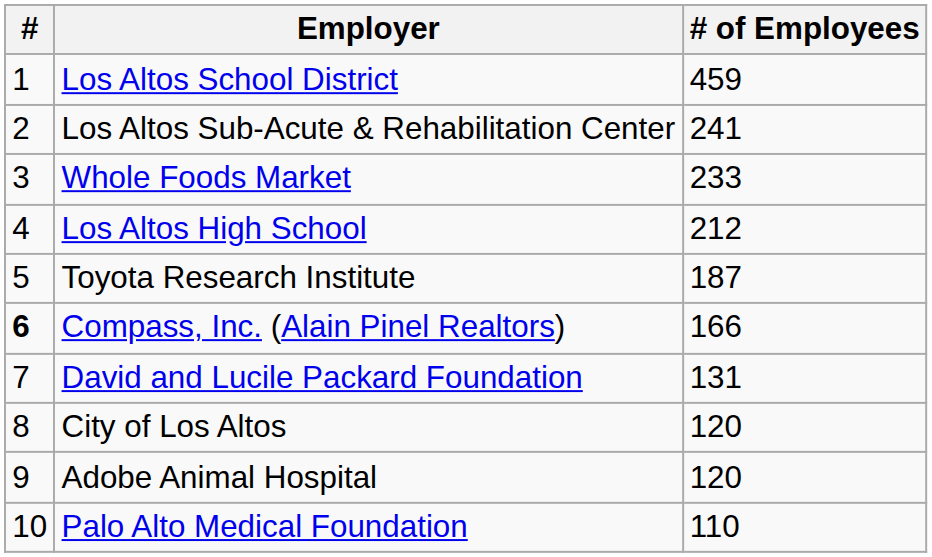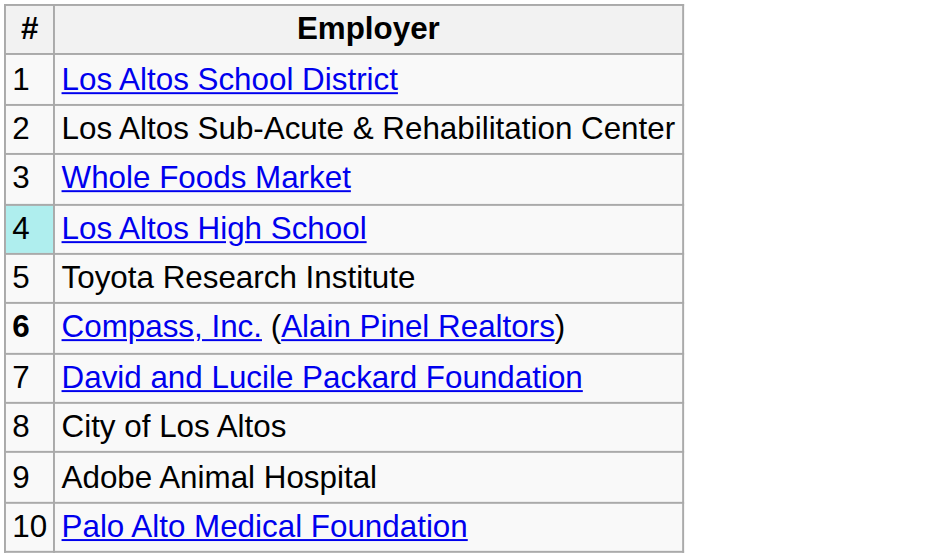- column: (805, 29)
(21, 228) no background -> (21, 228) paleturquoise background
